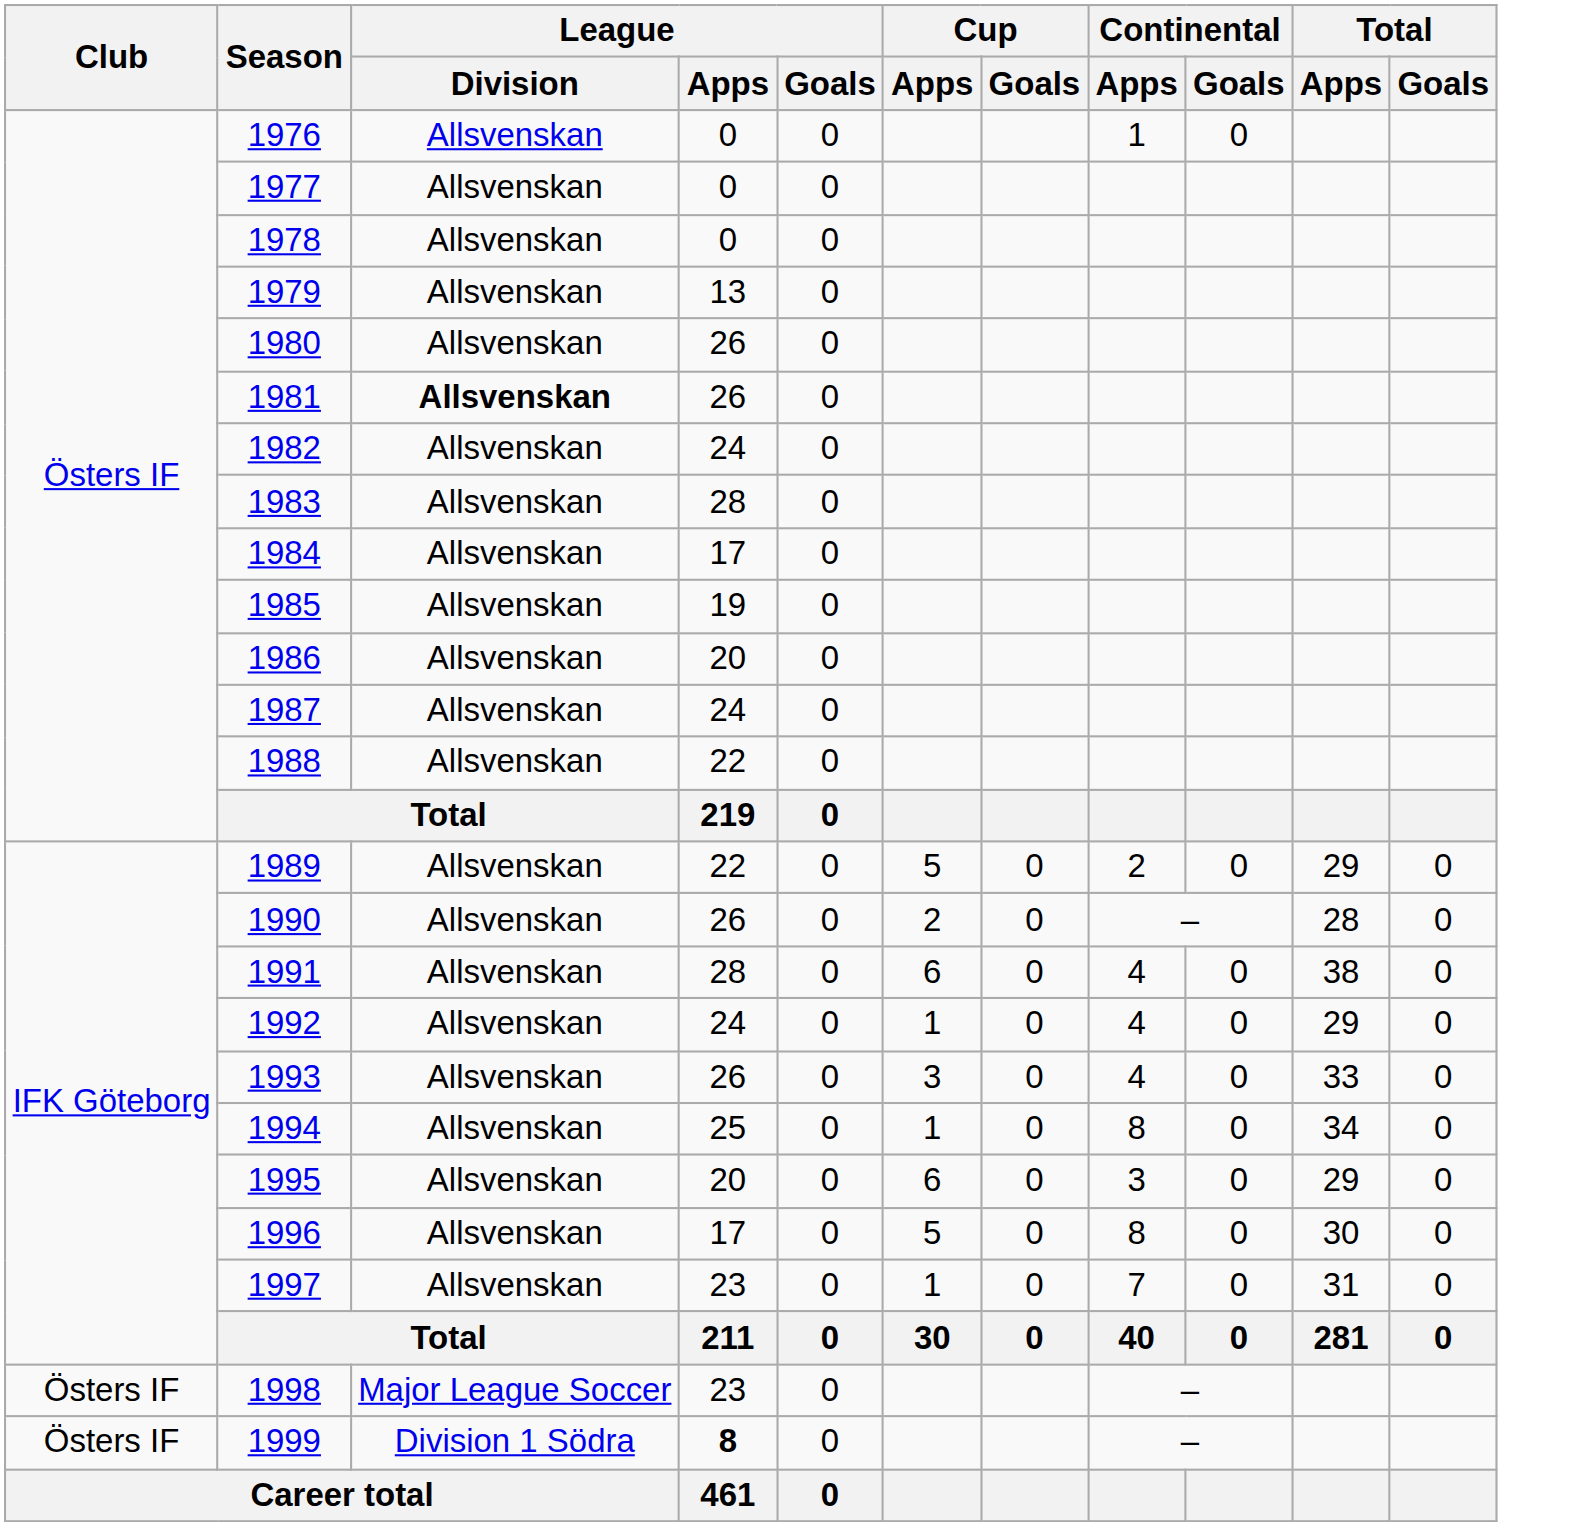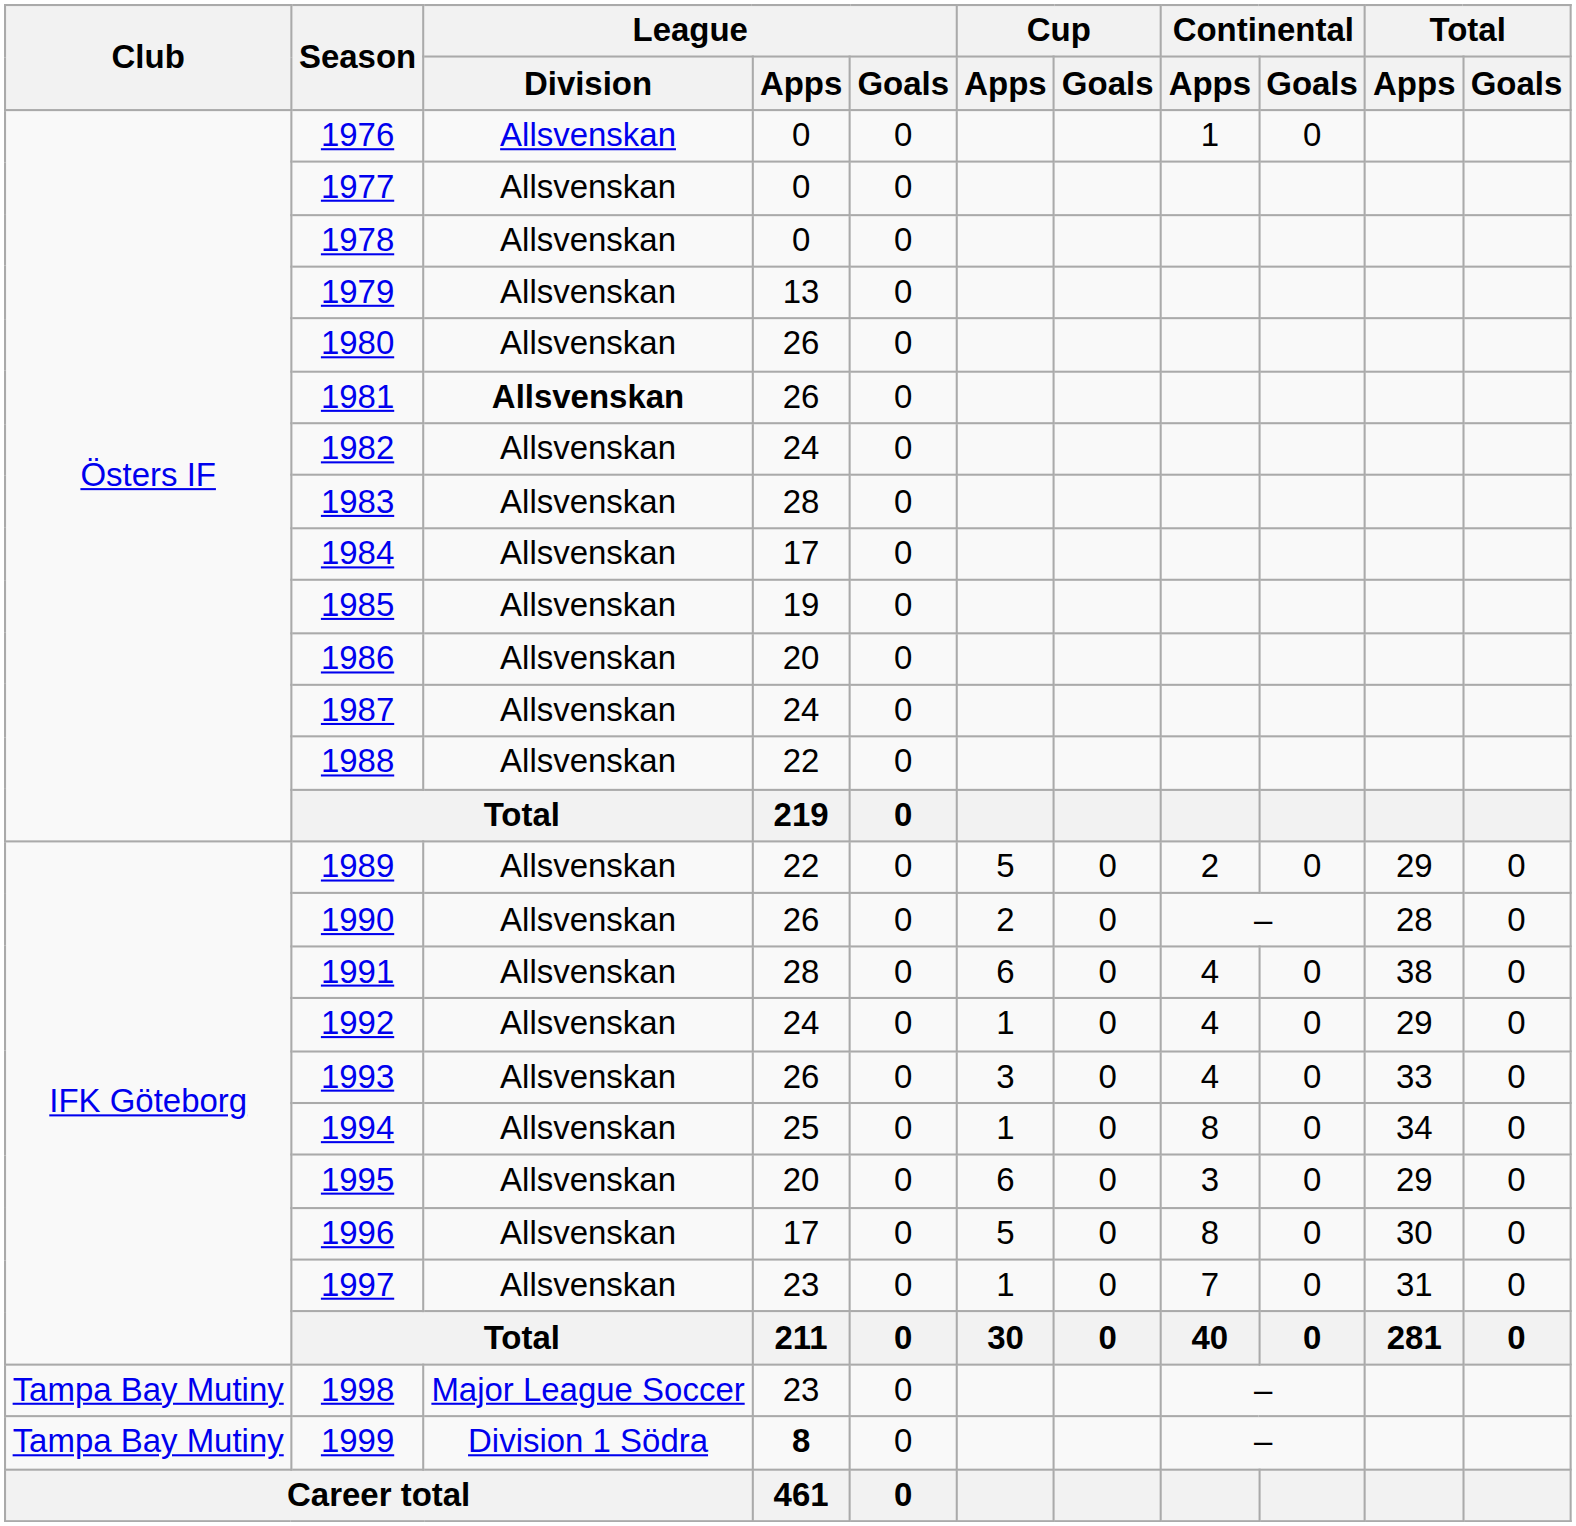(112, 1389) Östers IF -> (148, 1389) Tampa Bay Mutiny
(112, 1441) Östers IF -> (148, 1441) Tampa Bay Mutiny
